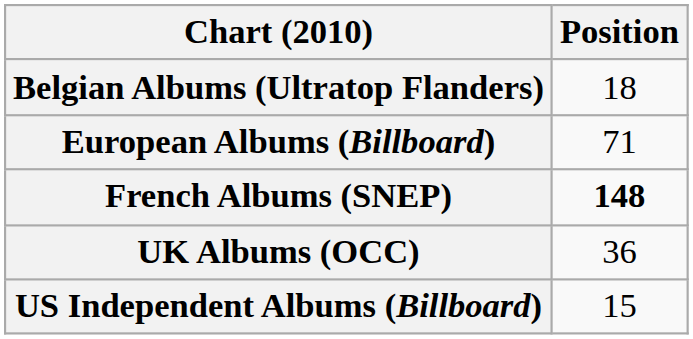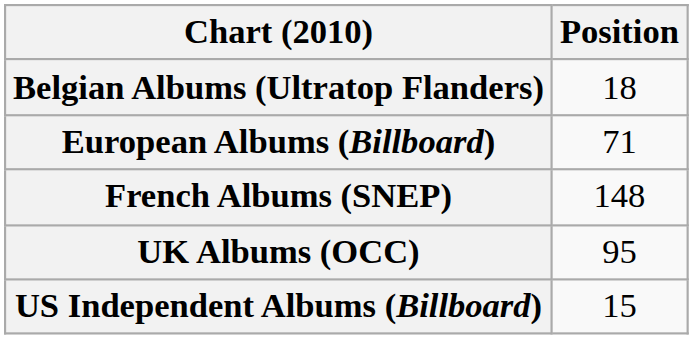(619, 196) bold -> (619, 196) normal
(619, 251) 36 -> (619, 251) 95
